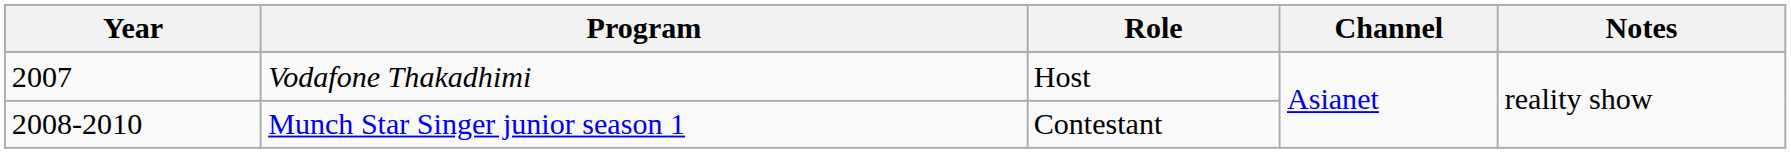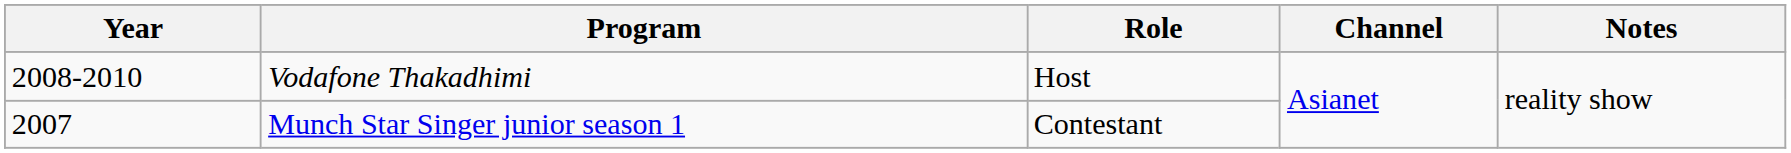(42, 76) 2007 -> (77, 76) 2008-2010
(77, 123) 2008-2010 -> (42, 123) 2007
